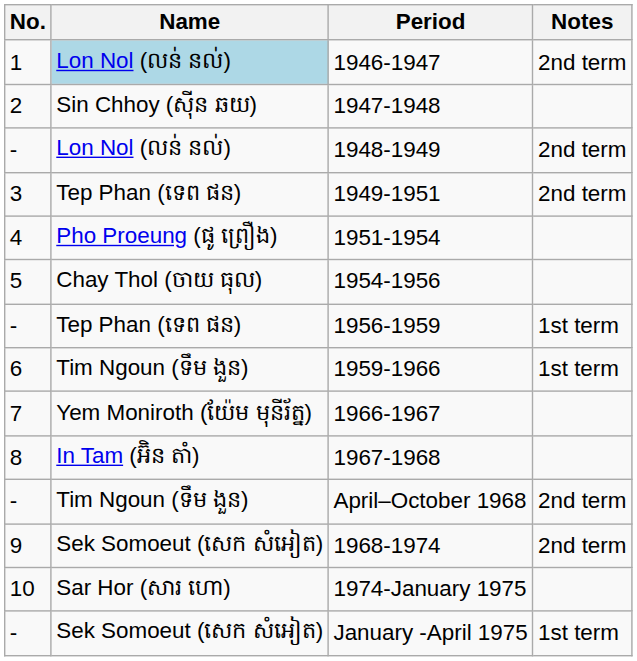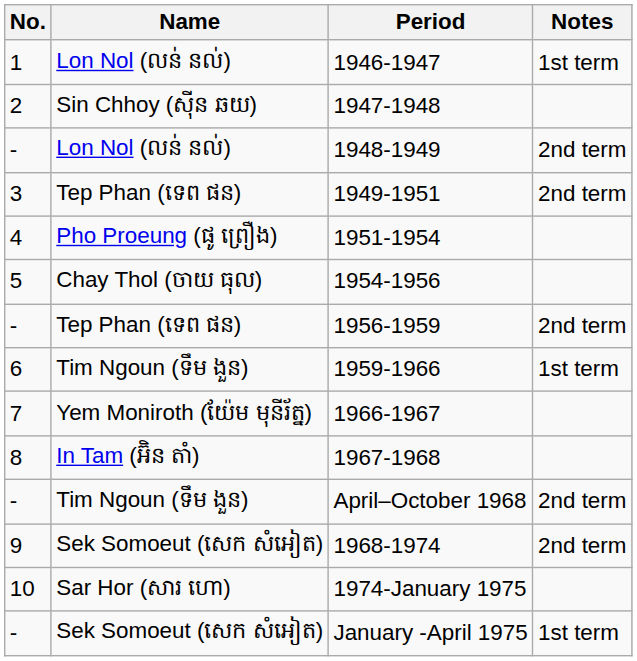(144, 60) lightblue background -> (144, 60) no background
(582, 61) 2nd term -> (578, 61) 1st term
(578, 325) 1st term -> (582, 325) 2nd term
